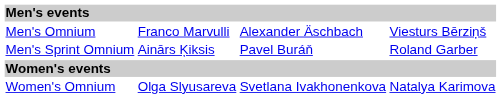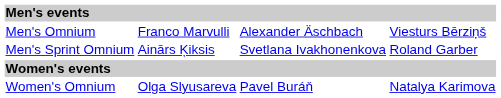(276, 50) Pavel Buráň -> (313, 50) Svetlana Ivakhonenkova
(313, 87) Svetlana Ivakhonenkova -> (276, 87) Pavel Buráň
